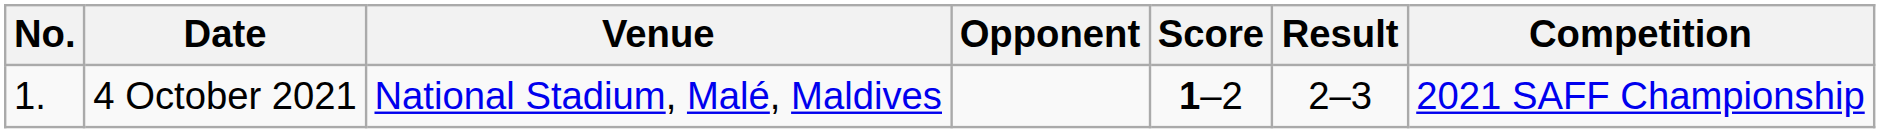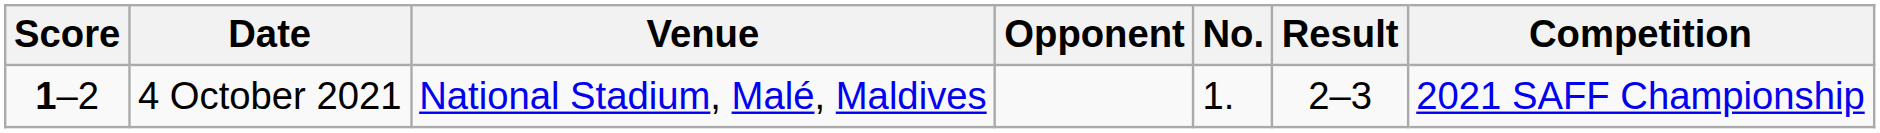columns swapped: (45, 34) <-> (1211, 34)
